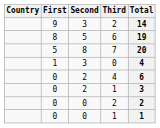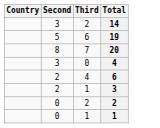- column: (55, 11)
